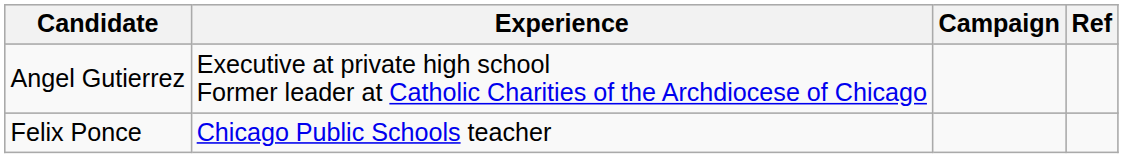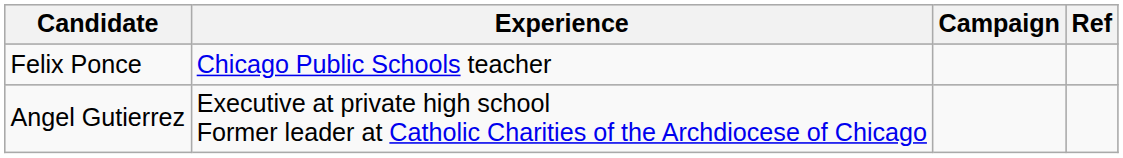rows swapped: (98, 78) <-> (76, 132)
